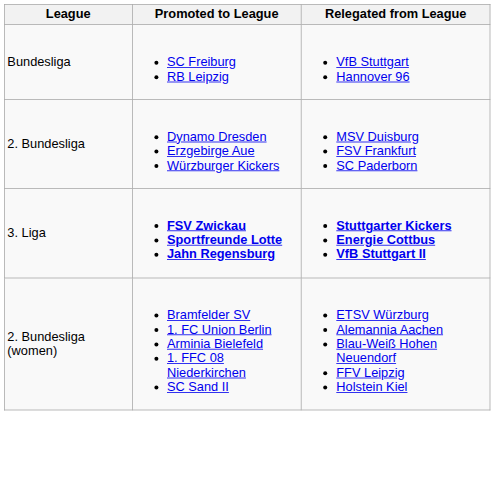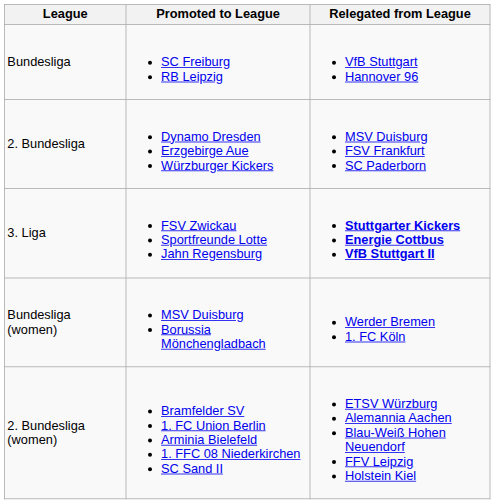(217, 240) bold -> (218, 240) normal
+ row: (39, 322)
